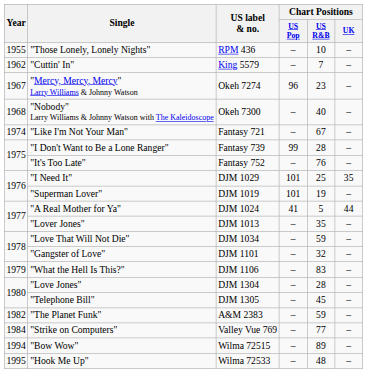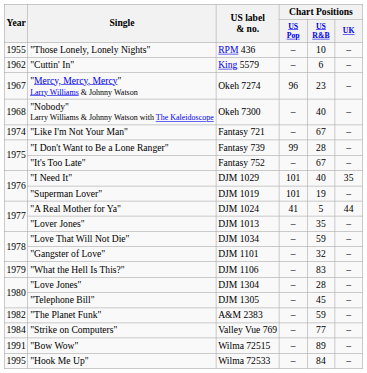(321, 65) 7 -> (321, 65) 6
(321, 163) 76 -> (321, 163) 67
(321, 178) 25 -> (321, 178) 40
(16, 345) 1994 -> (16, 345) 1991
(321, 361) 48 -> (321, 361) 84
